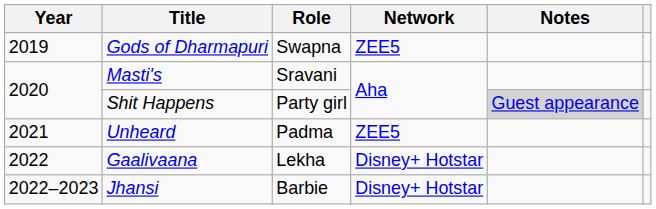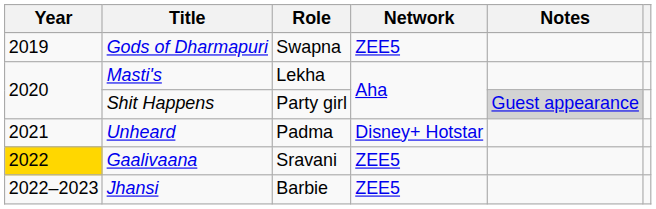(307, 75) Sravani -> (301, 75) Lekha
(378, 132) ZEE5 -> (419, 132) Disney+ Hotstar
(29, 160) no background -> (29, 160) gold background
(301, 160) Lekha -> (307, 160) Sravani
(419, 160) Disney+ Hotstar -> (378, 160) ZEE5
(419, 189) Disney+ Hotstar -> (378, 189) ZEE5
